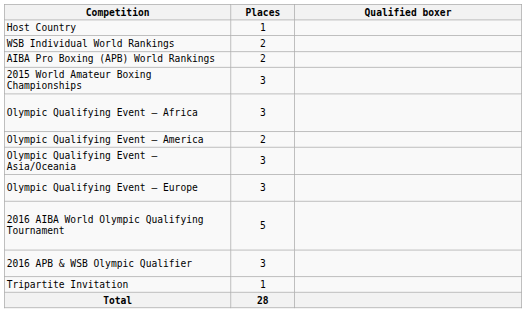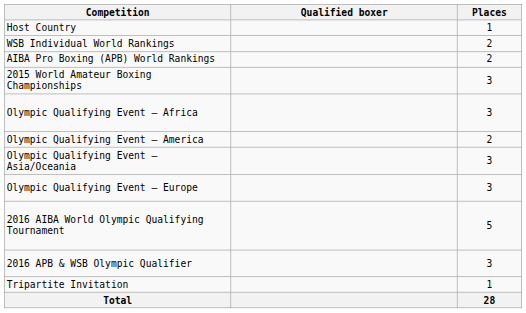columns swapped: (263, 12) <-> (408, 12)
